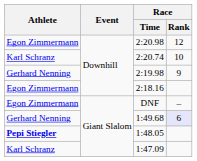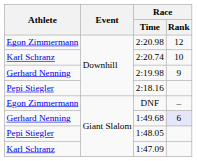(42, 88) Egon Zimmermann -> (30, 88) Pepi Stiegler
(31, 134) bold -> (30, 134) normal
